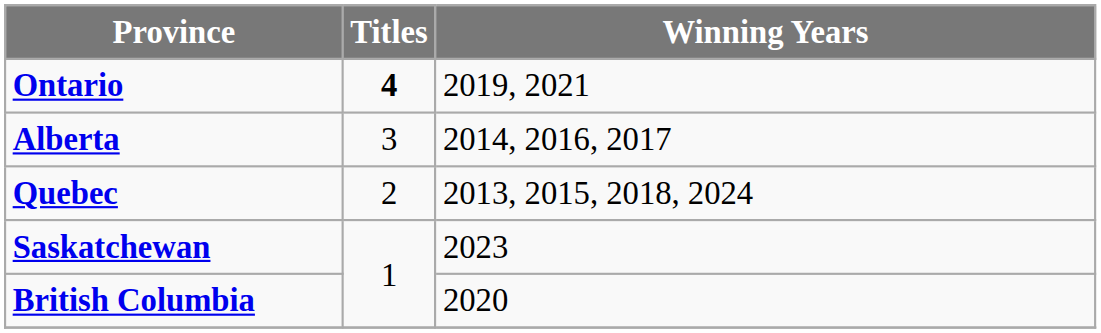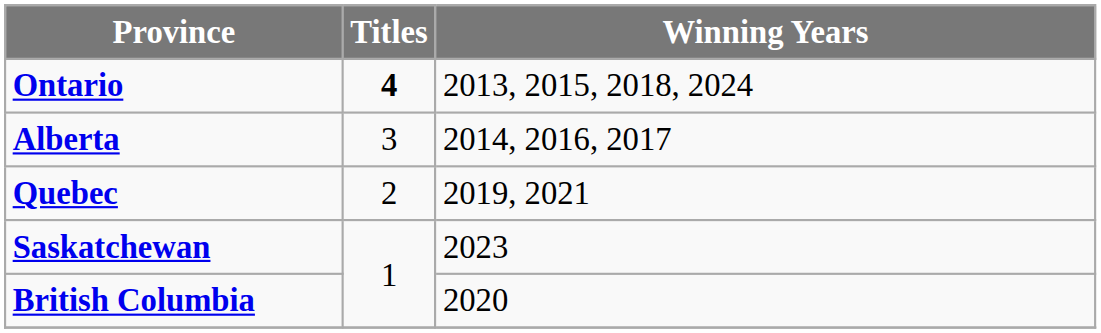(516, 85) 2019, 2021 -> (598, 85) 2013, 2015, 2018, 2024
(598, 193) 2013, 2015, 2018, 2024 -> (516, 193) 2019, 2021
